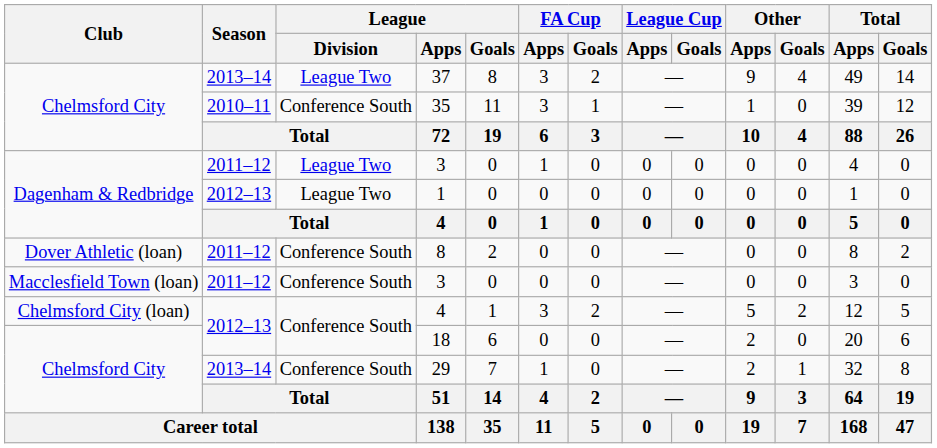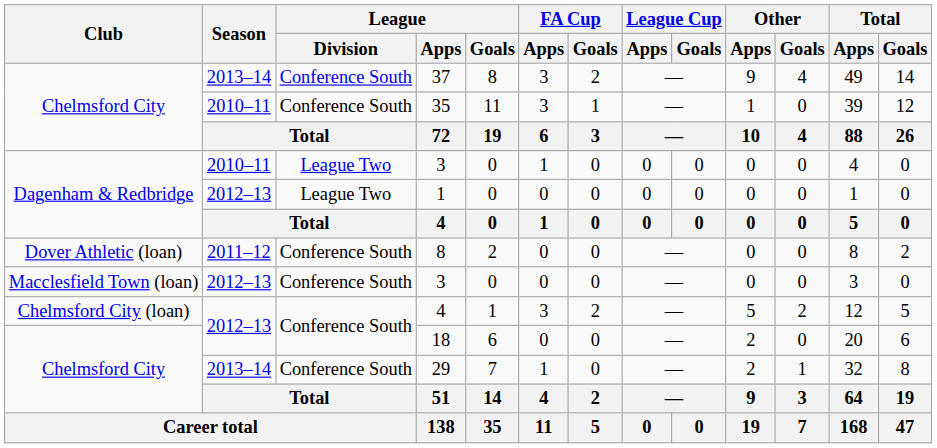(346, 77) League Two -> (346, 77) Conference South
(239, 164) 2011–12 -> (239, 164) 2010–11
(239, 281) 2011–12 -> (239, 281) 2012–13
